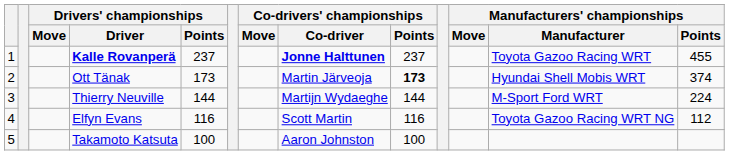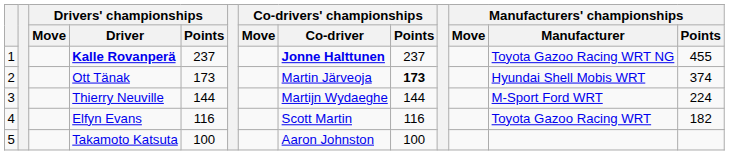(571, 56) Toyota Gazoo Racing WRT -> (583, 56) Toyota Gazoo Racing WRT NG
(583, 118) Toyota Gazoo Racing WRT NG -> (571, 118) Toyota Gazoo Racing WRT
(701, 118) 112 -> (701, 118) 182
